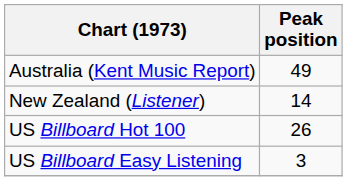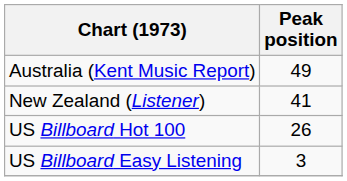(301, 100) 14 -> (301, 100) 41
